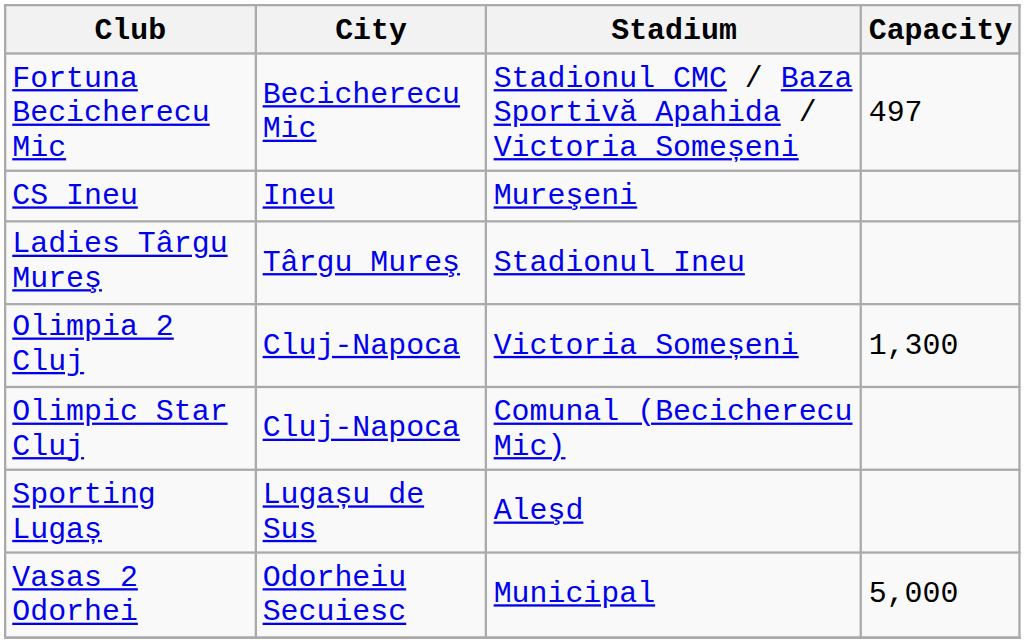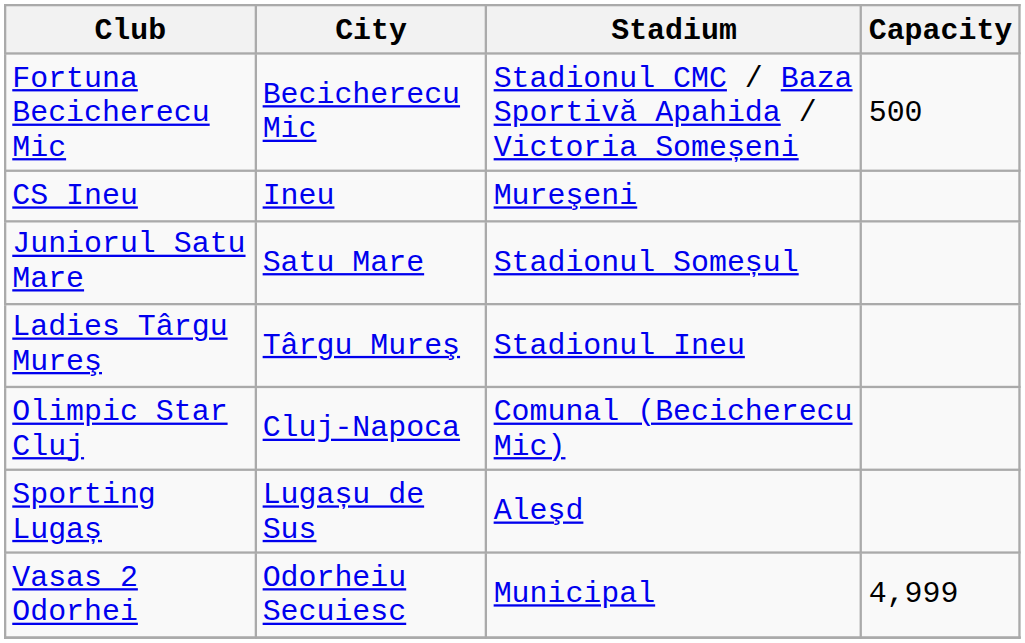(896, 113) 497 -> (896, 113) 500
+ row: (129, 262)
- row: (93, 345)
(914, 595) 5,000 -> (914, 595) 4,999
